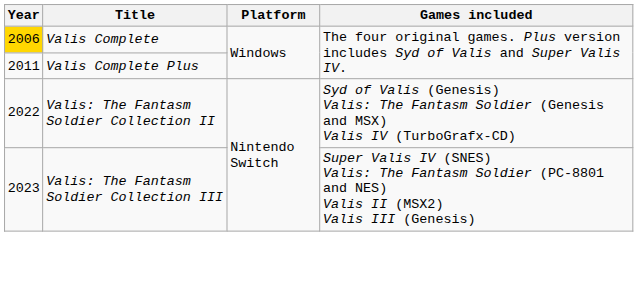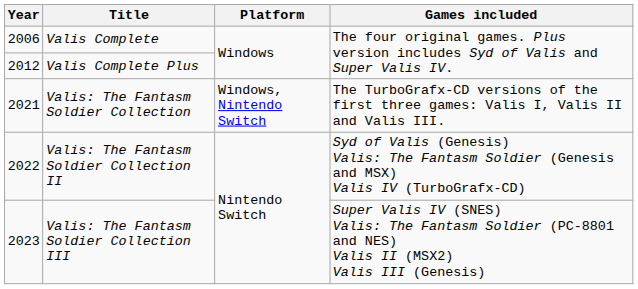(24, 40) gold background -> (24, 40) no background
(24, 66) 2011 -> (24, 66) 2012
+ row: (119, 105)
